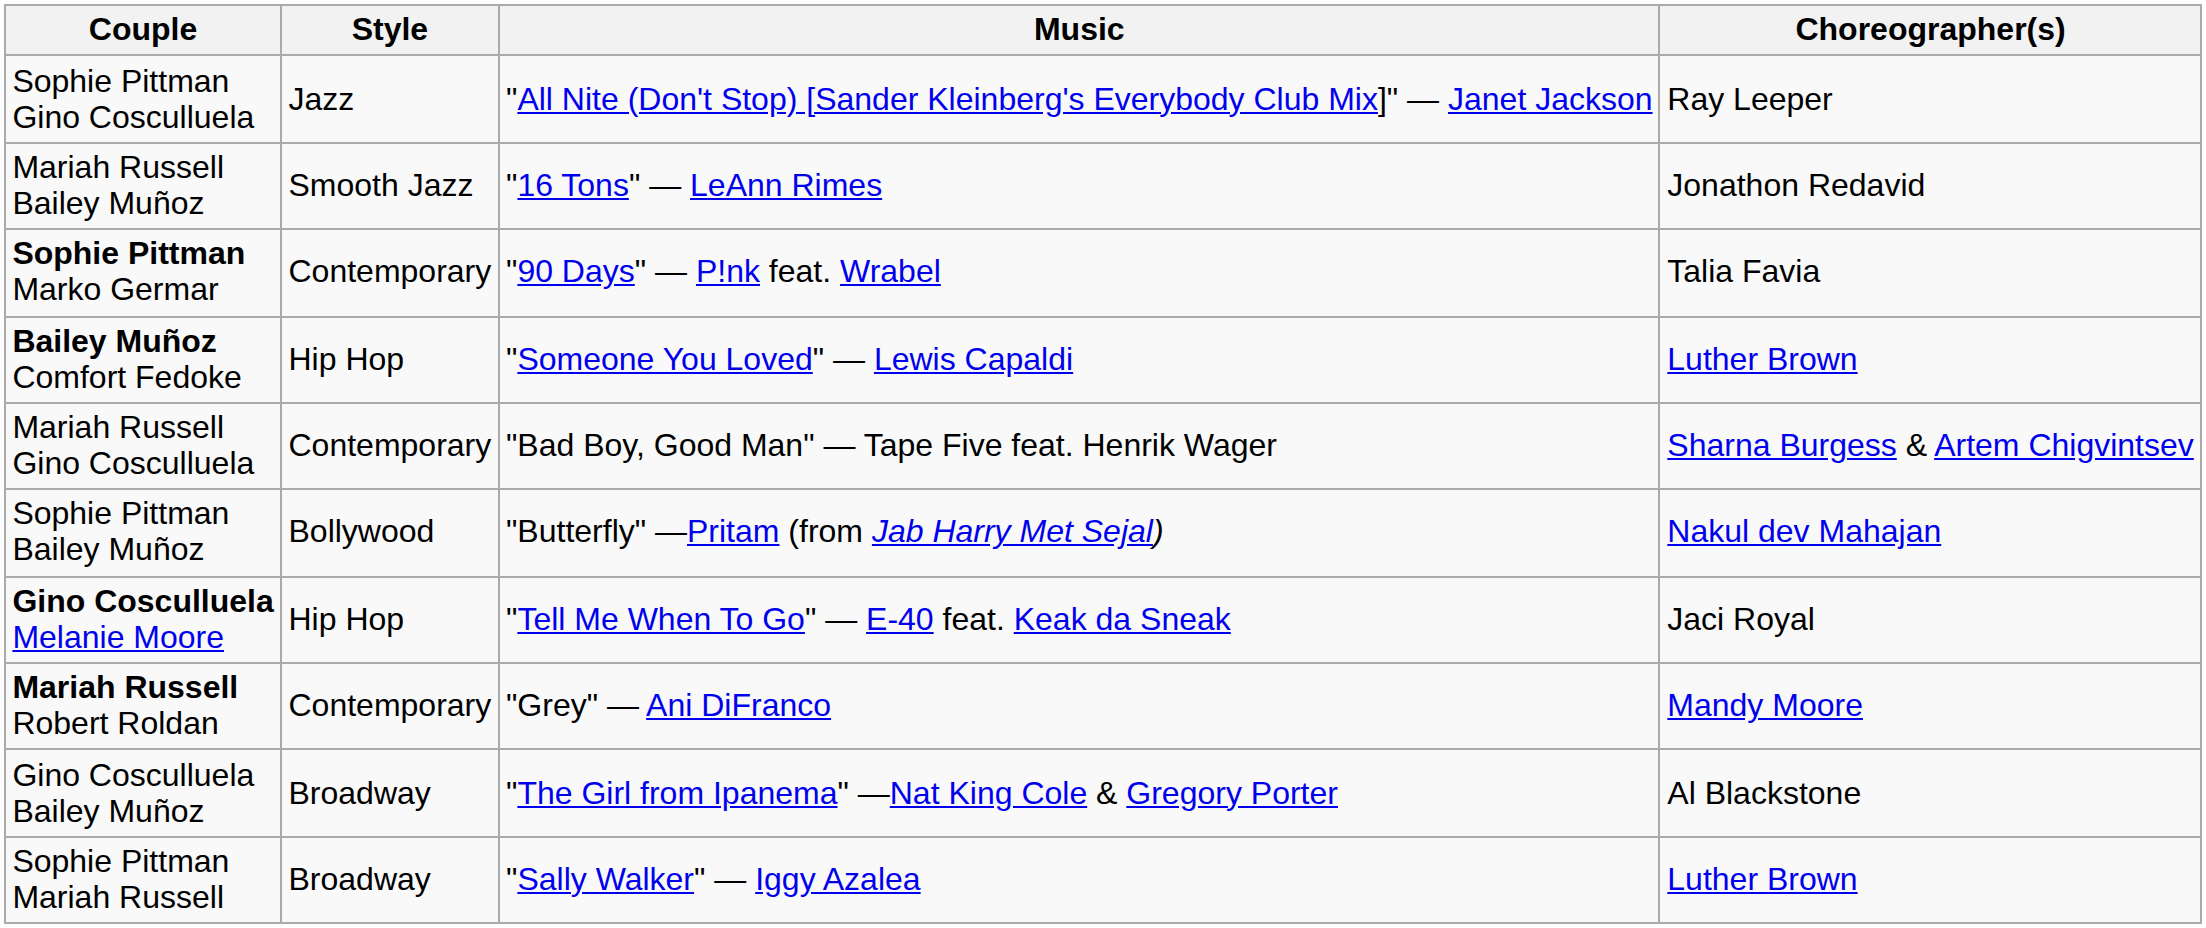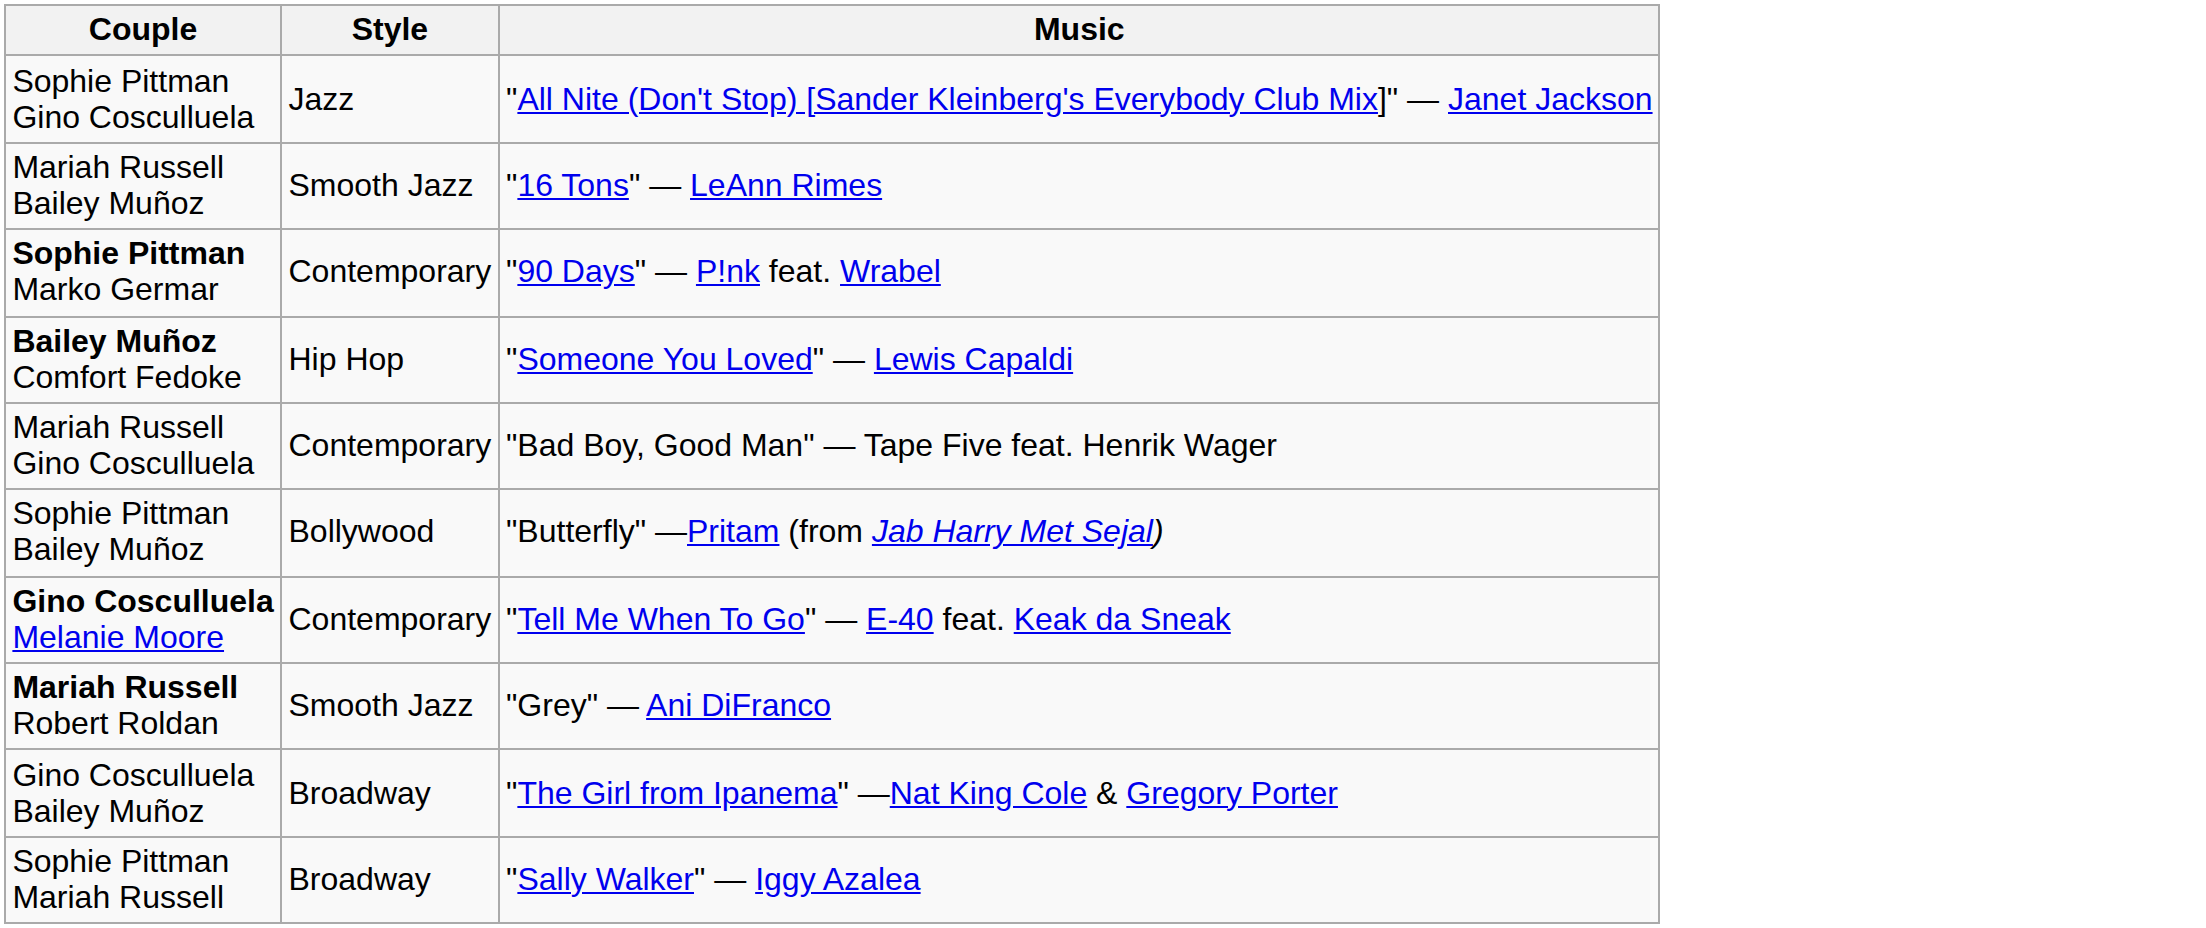- column: (1931, 29)
(346, 619) Hip Hop -> (390, 619) Contemporary
(390, 705) Contemporary -> (381, 705) Smooth Jazz
